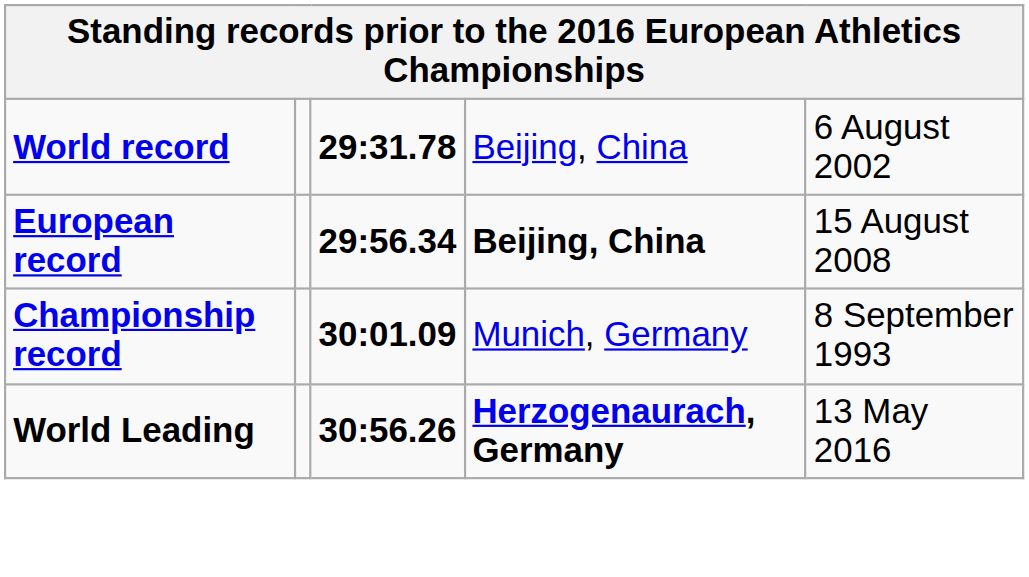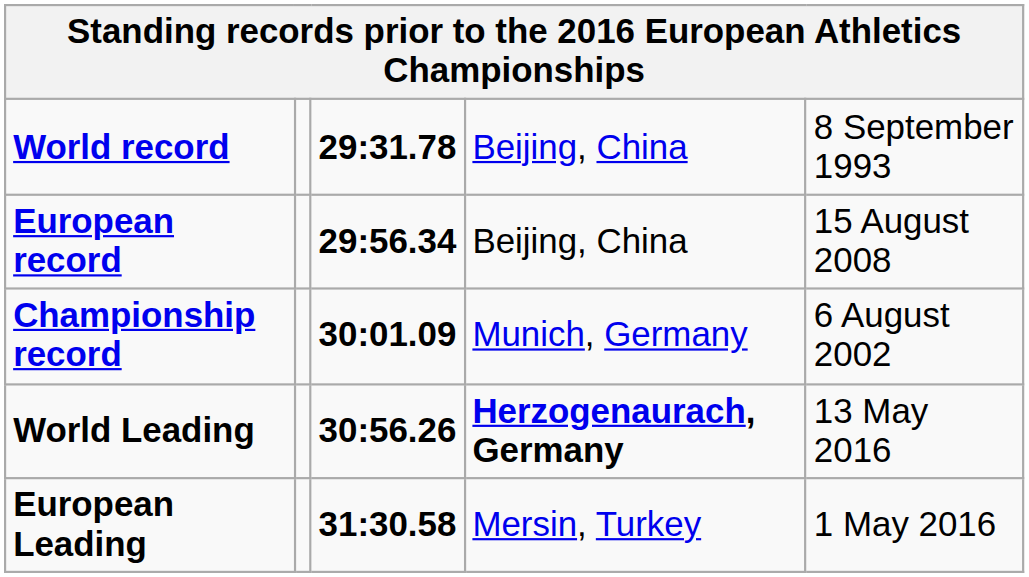(882, 146) 6 August 2002 -> (914, 146) 8 September 1993
(589, 240) bold -> (580, 240) normal
(914, 335) 8 September 1993 -> (882, 335) 6 August 2002
+ row: (94, 524)
